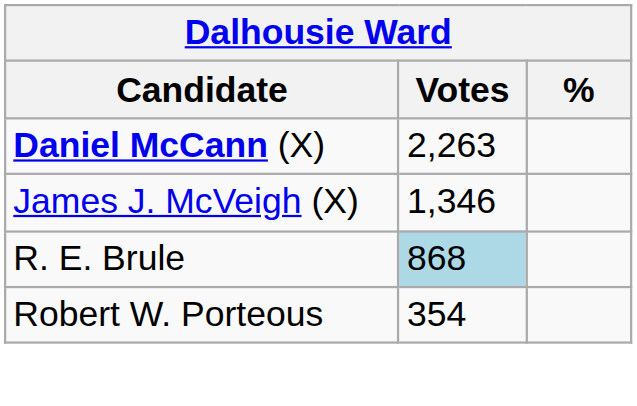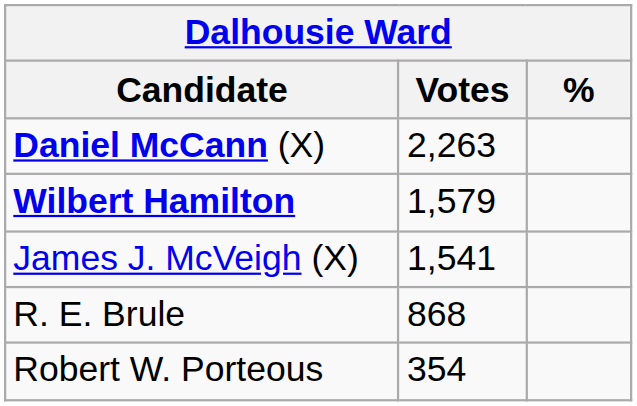+ row: (154, 201)
(452, 201) 1,346 -> (452, 257) 1,541
(437, 257) lightblue background -> (437, 314) no background
